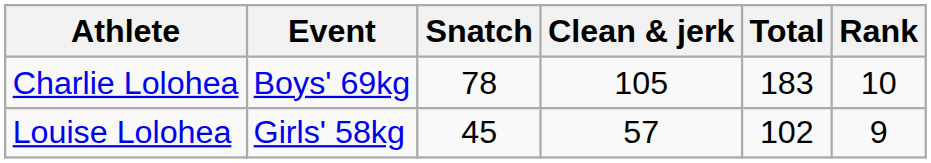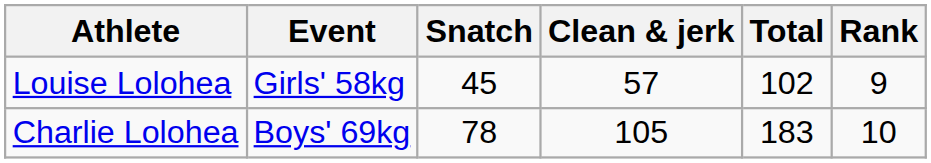rows swapped: (126, 82) <-> (122, 133)
